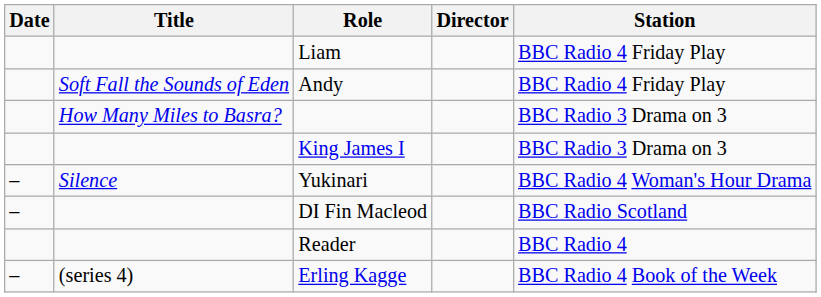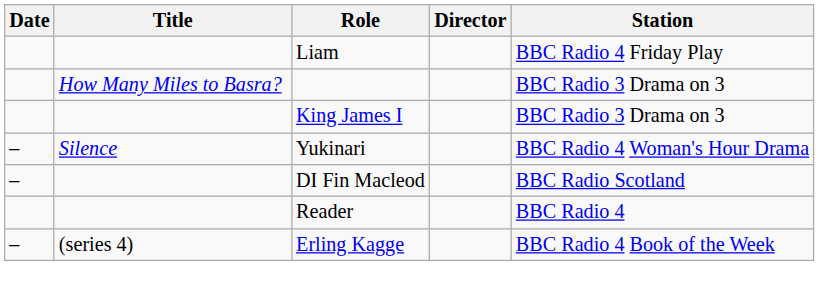- row: (321, 84)
